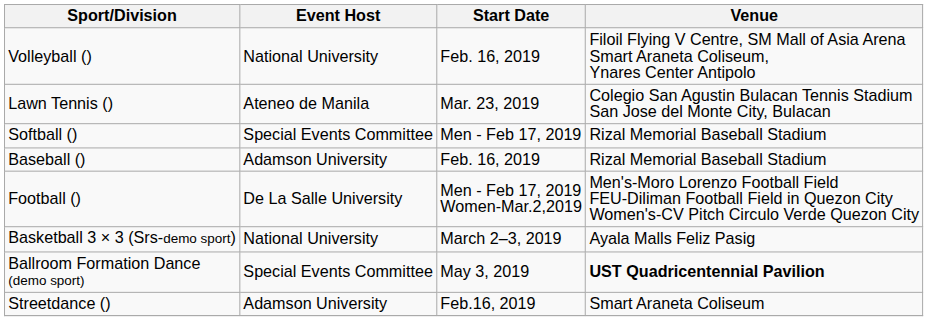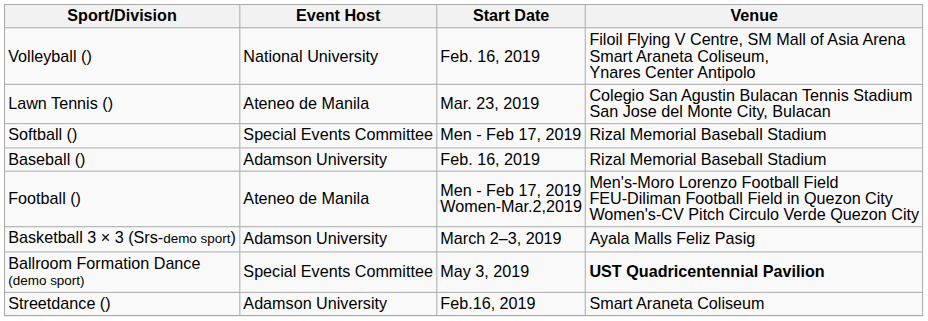(323, 198) De La Salle University -> (306, 198) Ateneo de Manila
(311, 239) National University -> (315, 239) Adamson University
